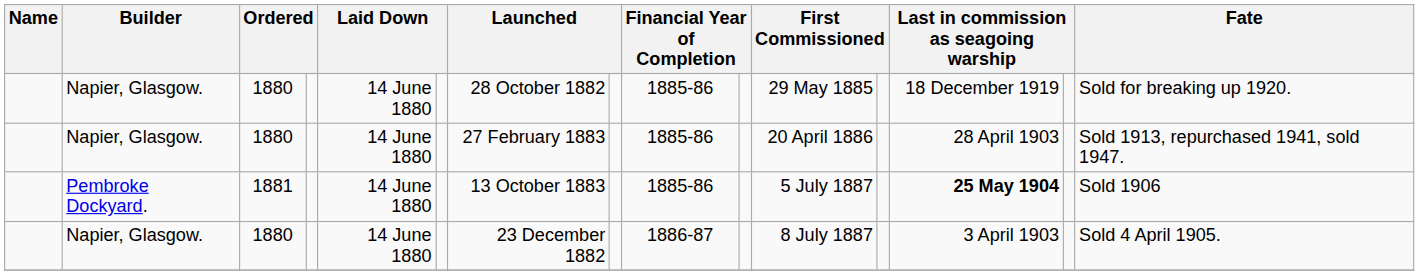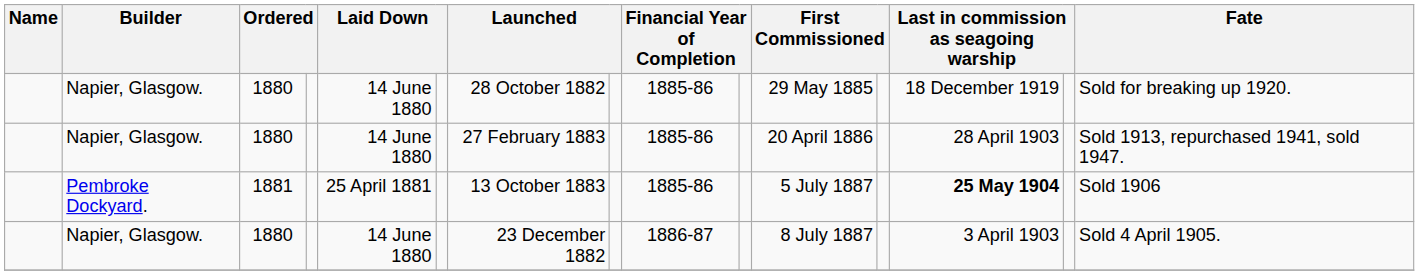(399, 196) 14 June 1880 -> (379, 186) 25 April 1881
